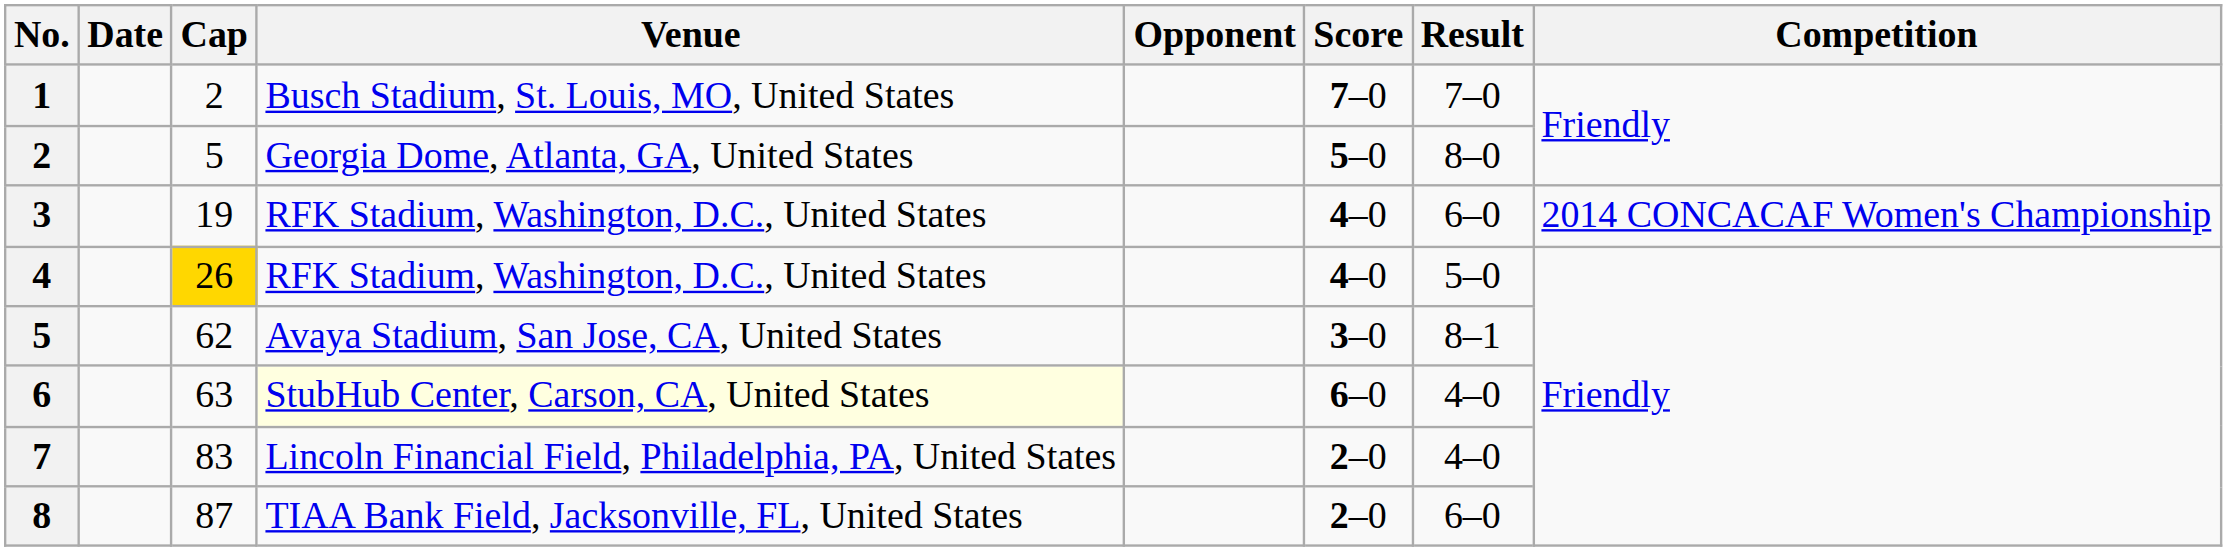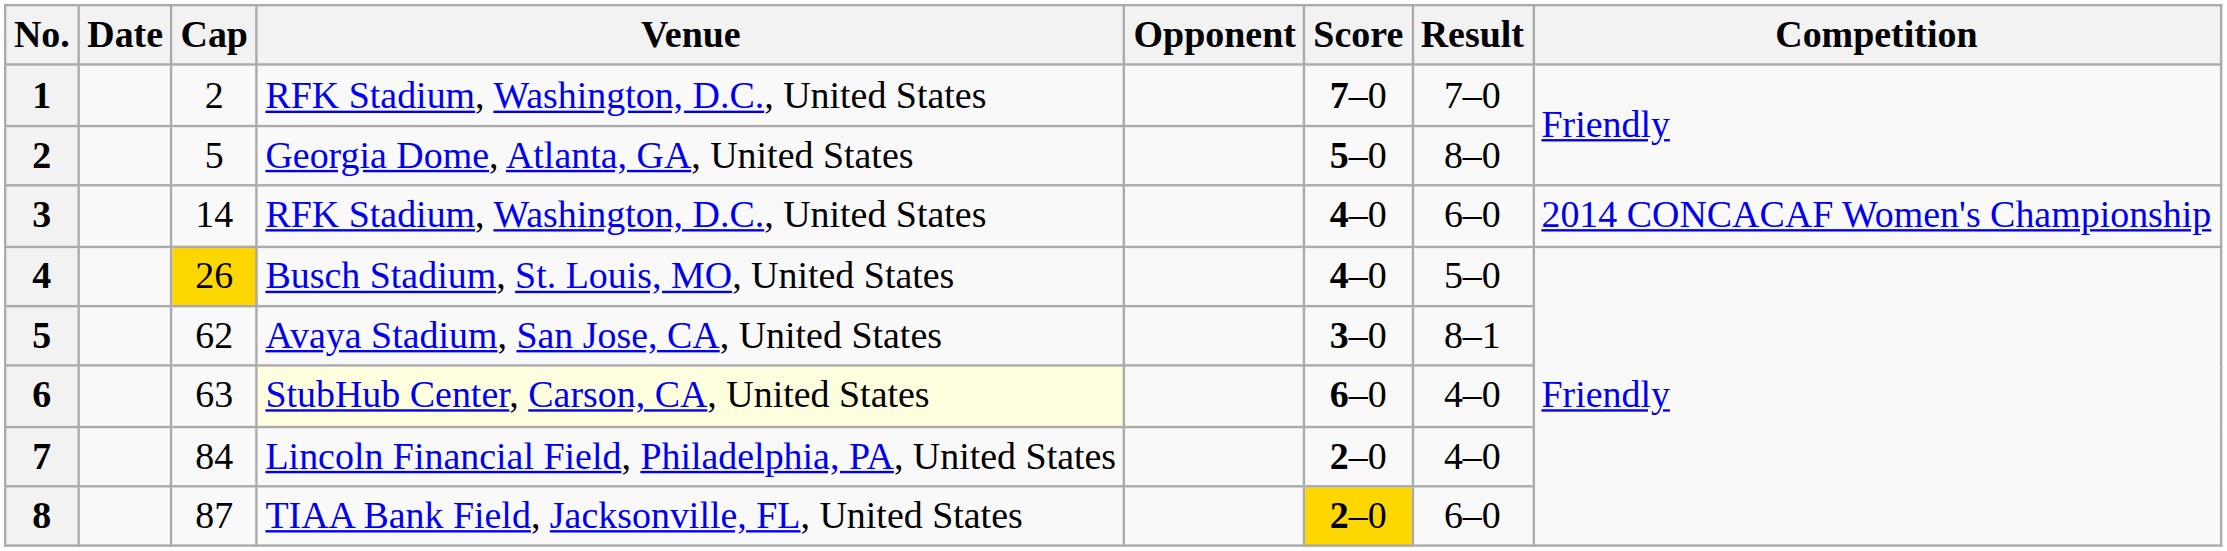(610, 94) Busch Stadium, St. Louis, MO, United States -> (626, 94) RFK Stadium, Washington, D.C., United States
(214, 214) 19 -> (214, 214) 14
(626, 275) RFK Stadium, Washington, D.C., United States -> (610, 275) Busch Stadium, St. Louis, MO, United States
(214, 455) 83 -> (214, 455) 84
(1358, 515) no background -> (1358, 515) gold background
